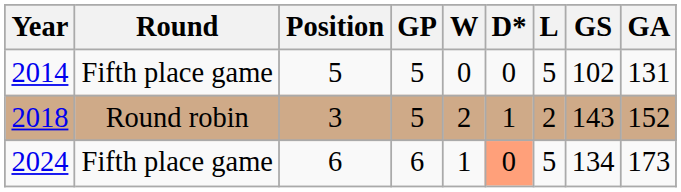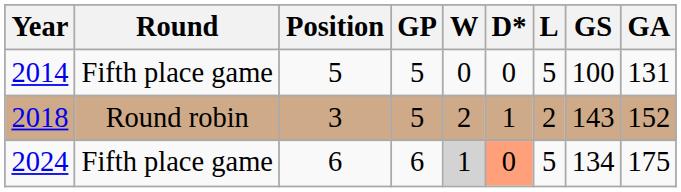(593, 72) 102 -> (593, 72) 100
(464, 162) no background -> (464, 162) lightgrey background
(649, 162) 173 -> (649, 162) 175
